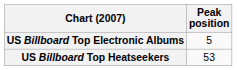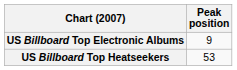(209, 40) 5 -> (209, 40) 9
